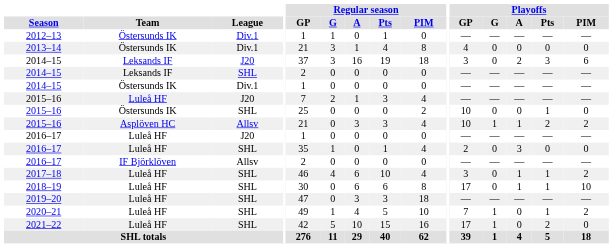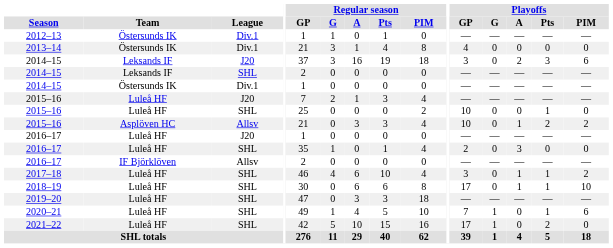(148, 111) Östersunds IK -> (148, 111) Luleå HF
(495, 123) 1 -> (495, 123) 0
(586, 212) 2 -> (586, 212) 6
